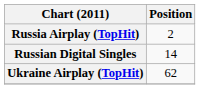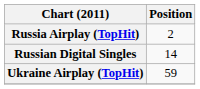(171, 73) 62 -> (171, 73) 59
